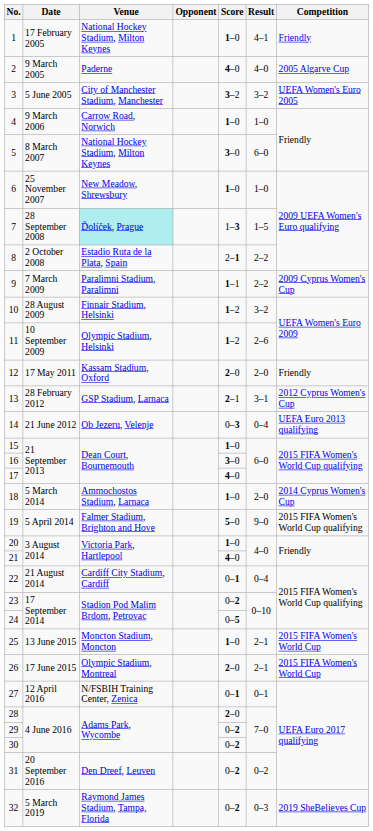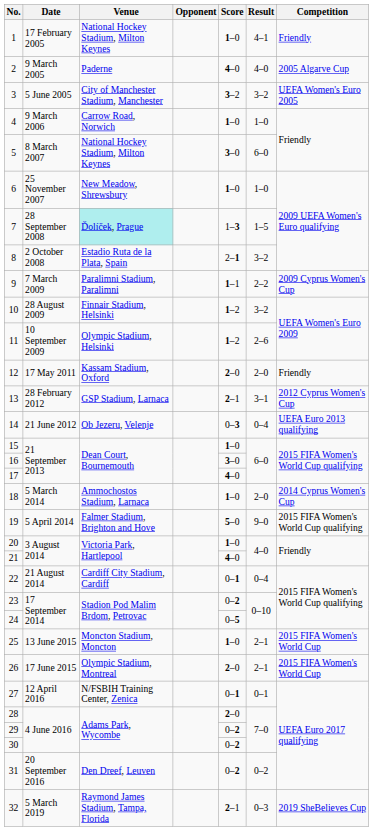(261, 258) 2–2 -> (261, 258) 3–2
(232, 808) 0–2 -> (232, 808) 2–1
